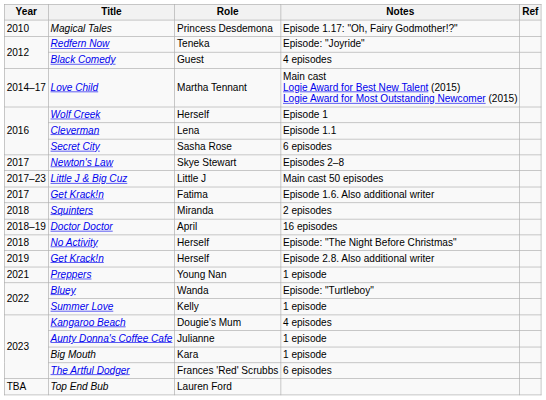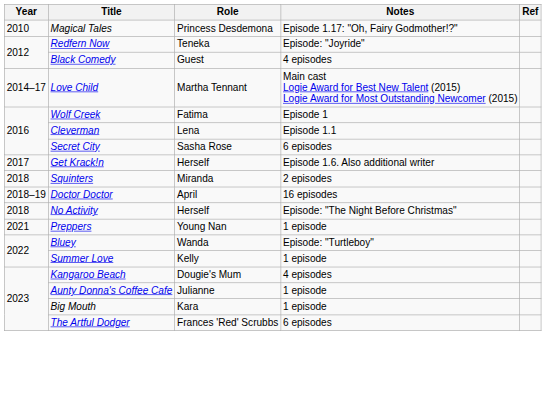(193, 115) Herself -> (192, 115) Fatima
- row: (82, 163)
- row: (89, 179)
(192, 195) Fatima -> (193, 163) Herself
- row: (77, 258)
- row: (79, 386)
